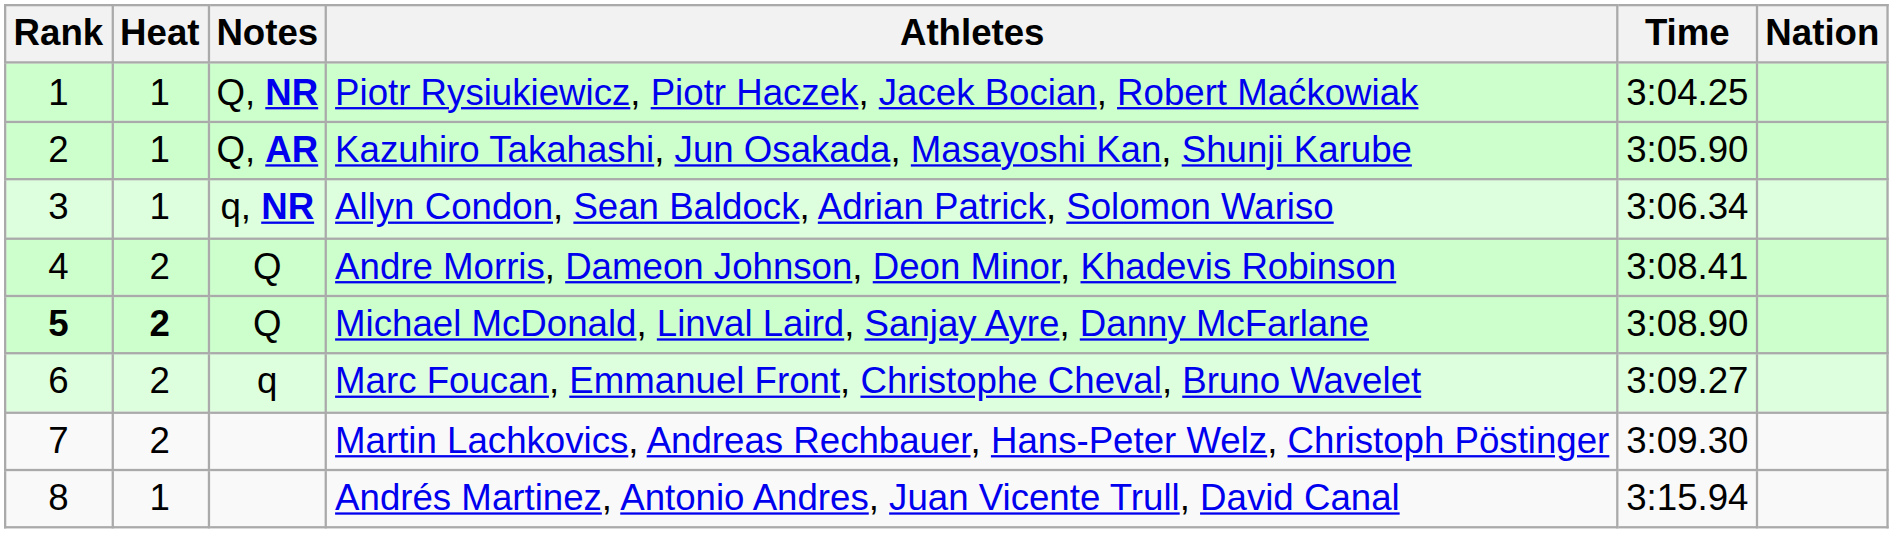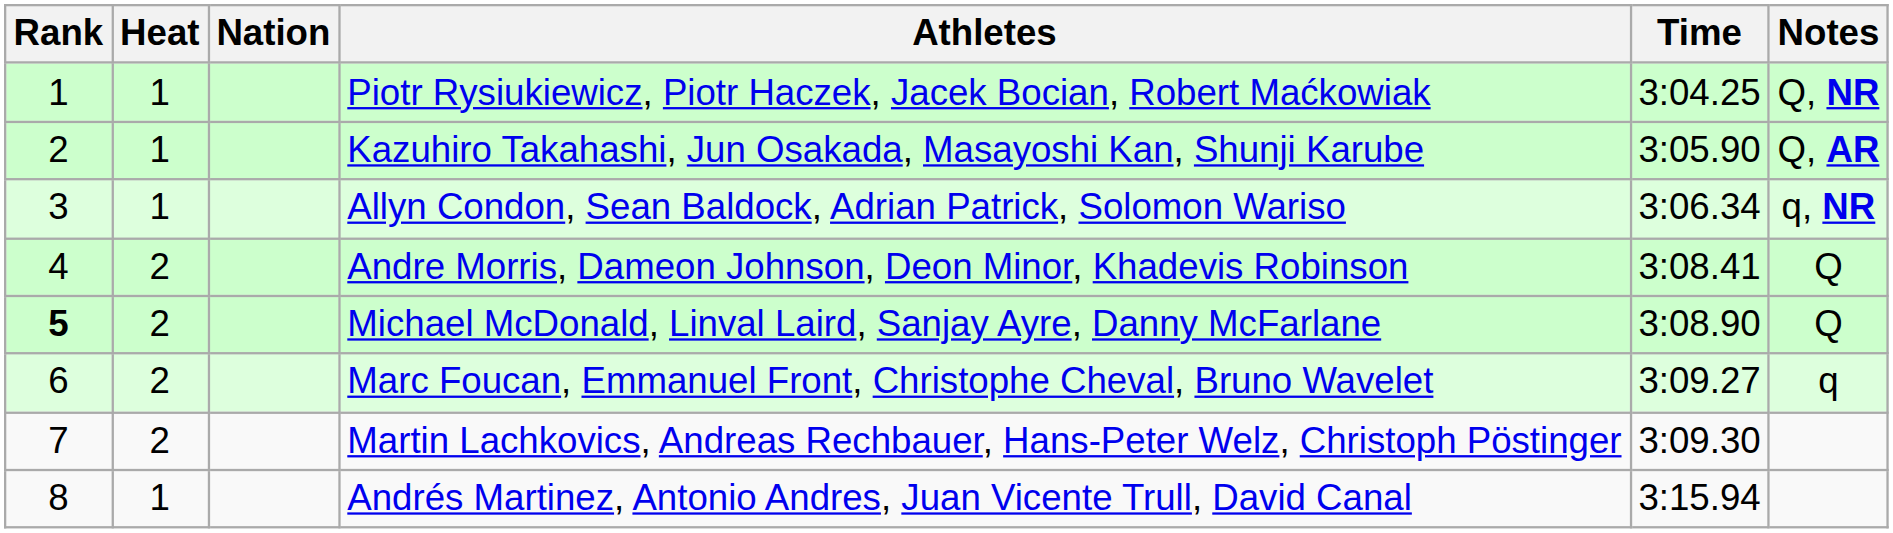columns swapped: (1822, 33) <-> (267, 33)
(160, 324) bold -> (160, 324) normal
